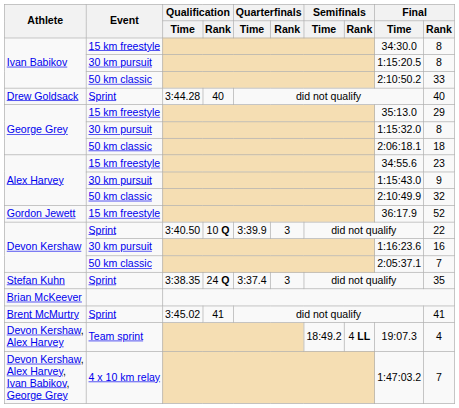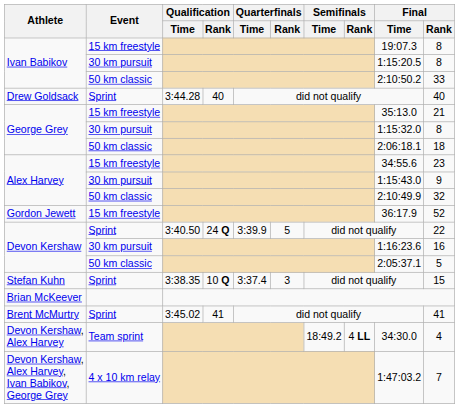(399, 46) 34:30.0 -> (399, 46) 19:07.3
(439, 113) 29 -> (439, 113) 21
(218, 230) 10 Q -> (218, 230) 24 Q
(287, 230) 3 -> (287, 230) 5
(439, 264) 7 -> (439, 264) 5
(218, 280) 24 Q -> (218, 280) 10 Q
(439, 280) 35 -> (439, 280) 15
(399, 337) 19:07.3 -> (399, 337) 34:30.0
